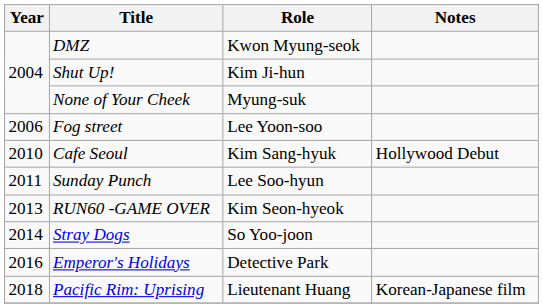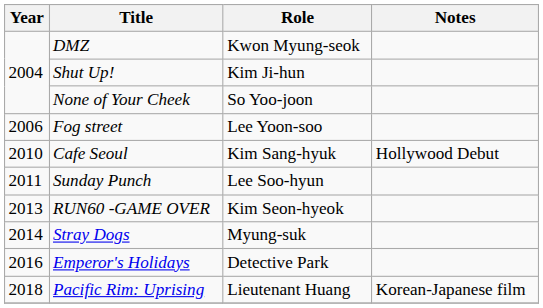(267, 99) Myung-suk -> (270, 99) So Yoo-joon
(270, 235) So Yoo-joon -> (267, 235) Myung-suk
